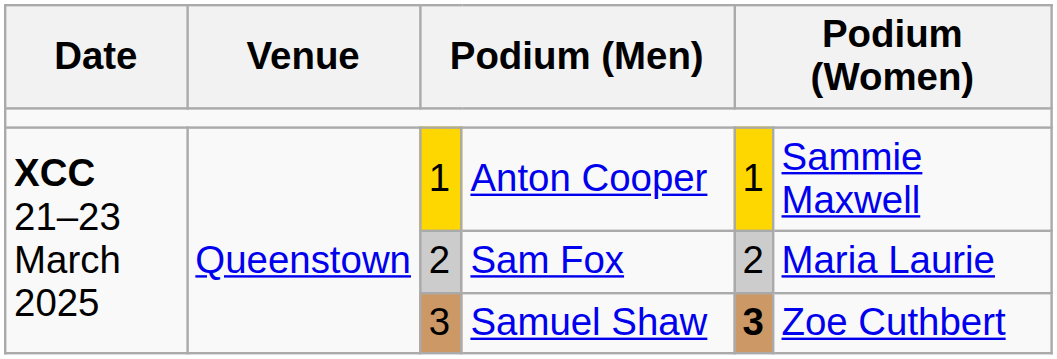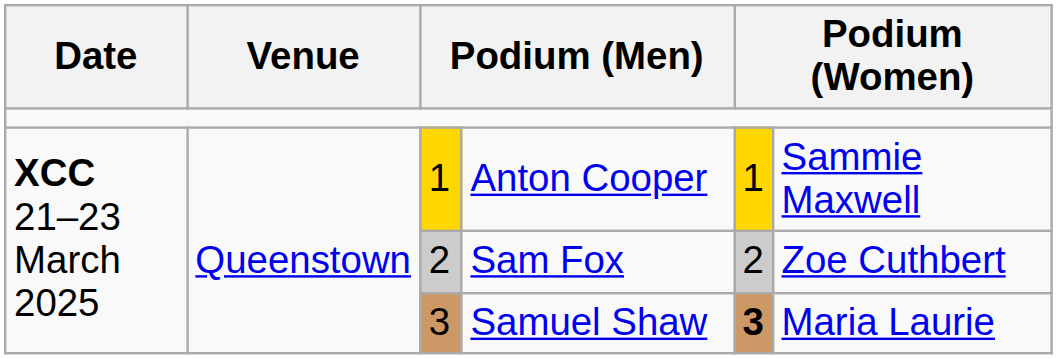(888, 260) Maria Laurie -> (894, 260) Zoe Cuthbert
(894, 321) Zoe Cuthbert -> (888, 321) Maria Laurie
